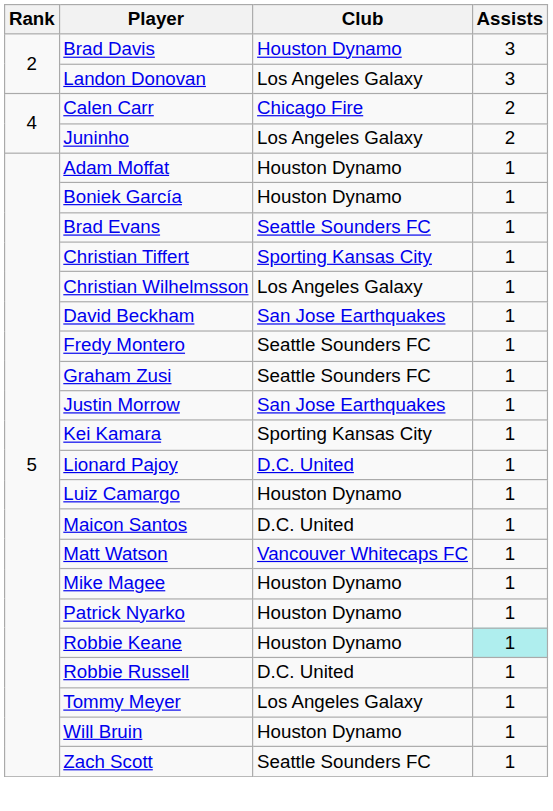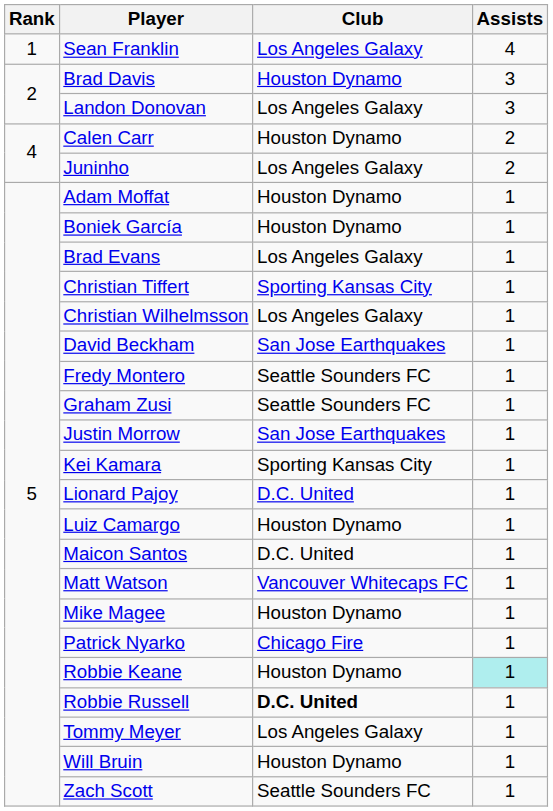+ row: (121, 49)
(310, 108) Chicago Fire -> (329, 138) Houston Dynamo
(344, 227) Seattle Sounders FC -> (340, 256) Los Angeles Galaxy
(329, 613) Houston Dynamo -> (310, 642) Chicago Fire
(305, 672) normal -> (308, 702) bold
